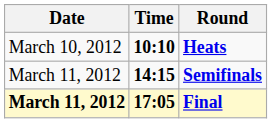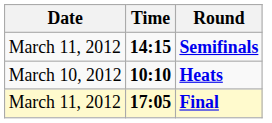rows swapped: (205, 46) <-> (223, 74)
(67, 103) bold -> (65, 103) normal
